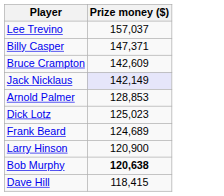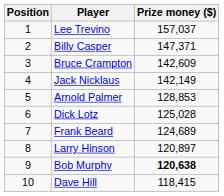+ column: (28, 13)
(129, 81) lavender background -> (177, 81) no background
(129, 115) 125,023 -> (177, 115) 125,028
(129, 149) 120,900 -> (177, 149) 120,897
